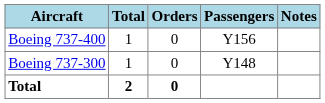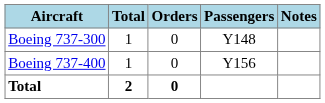rows swapped: (57, 63) <-> (57, 39)
